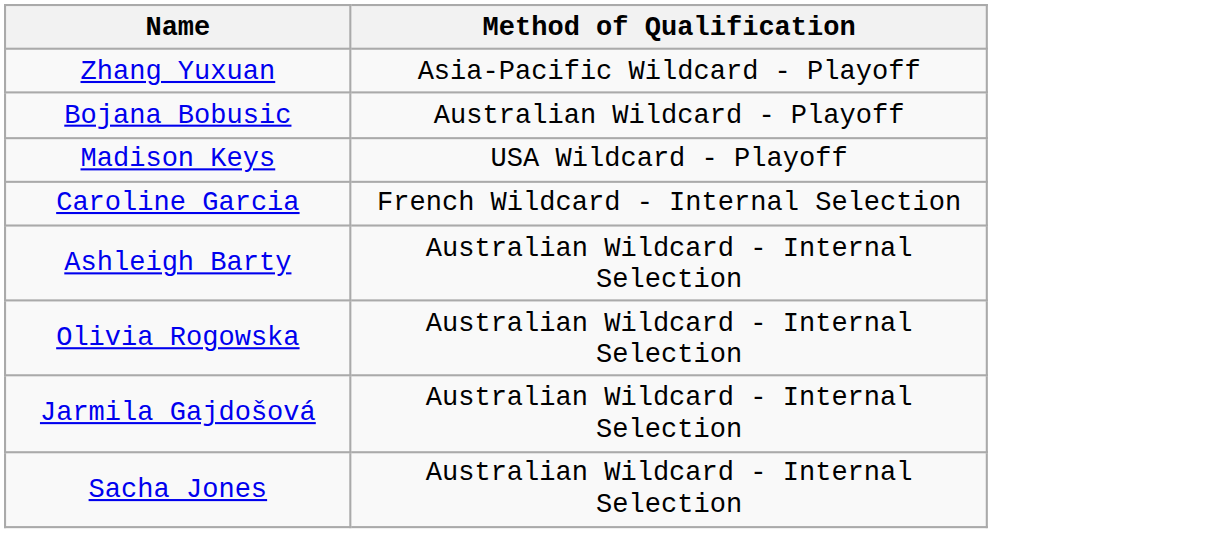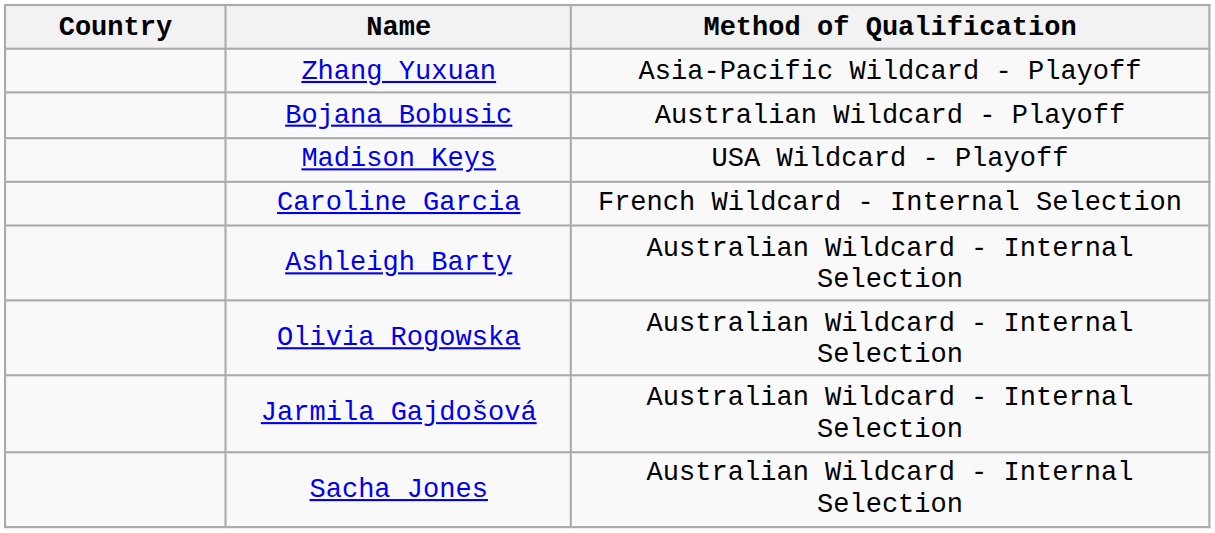+ column: (115, 27)
